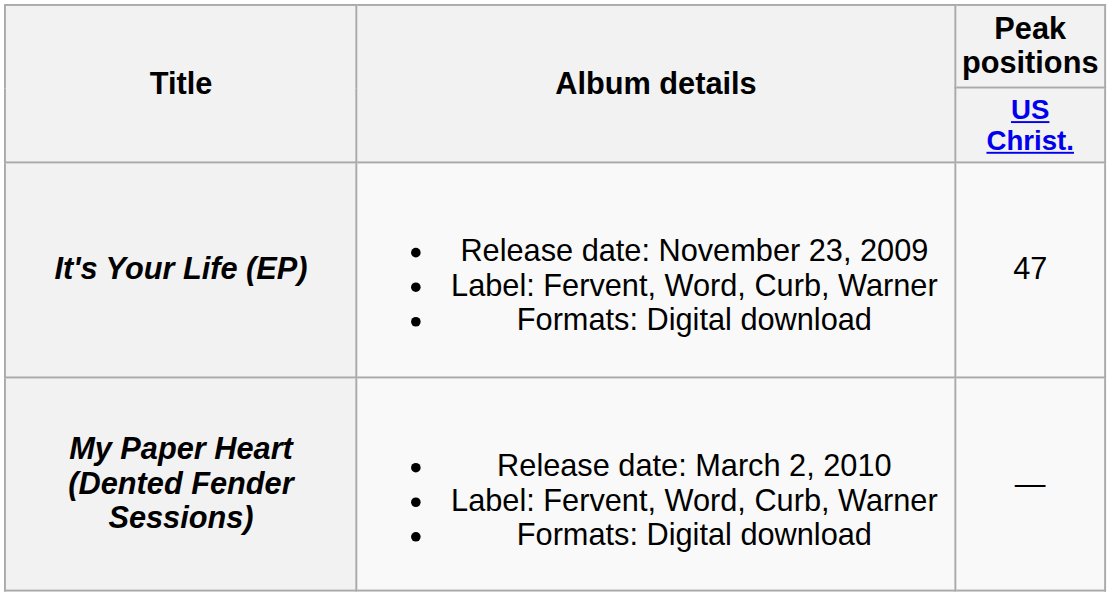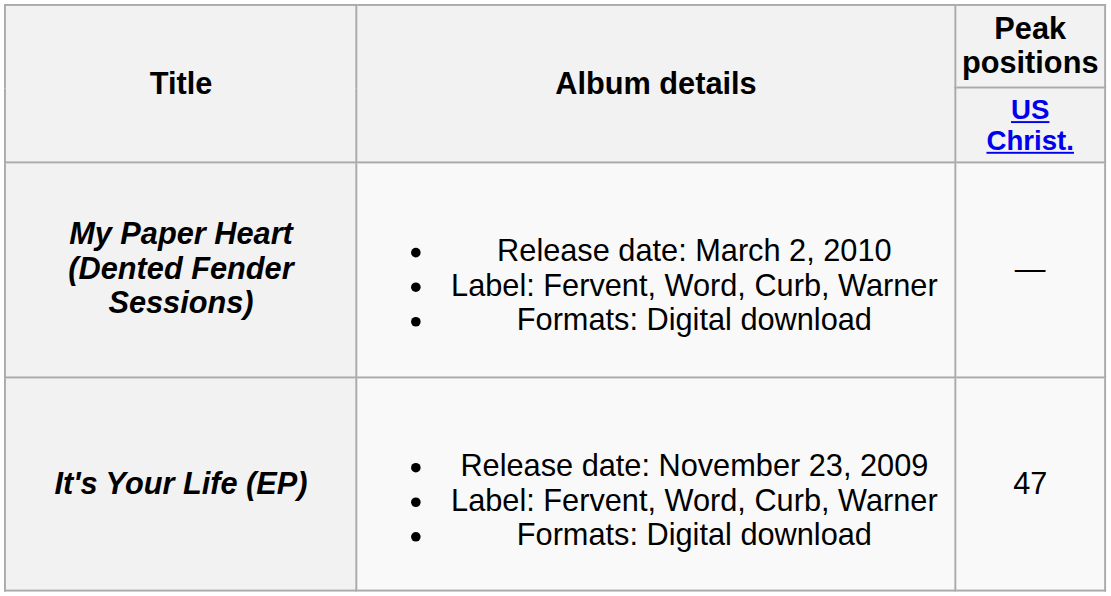rows swapped: (181, 269) <-> (181, 482)
